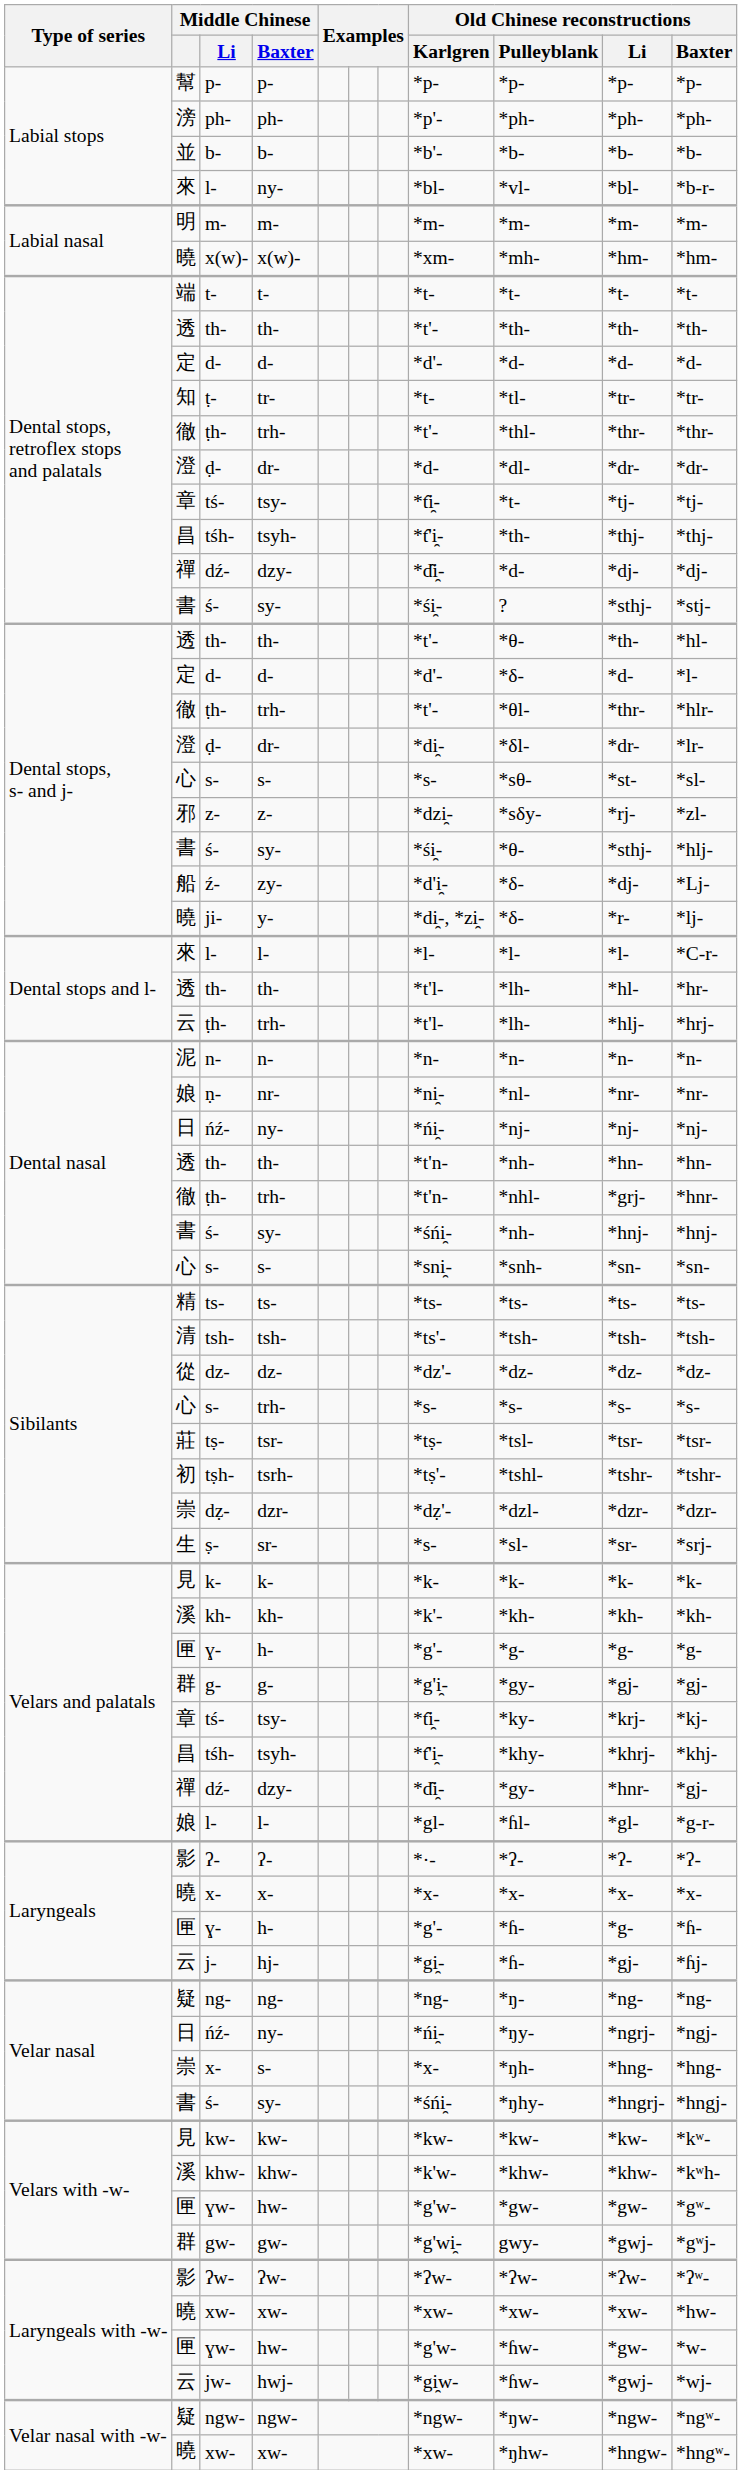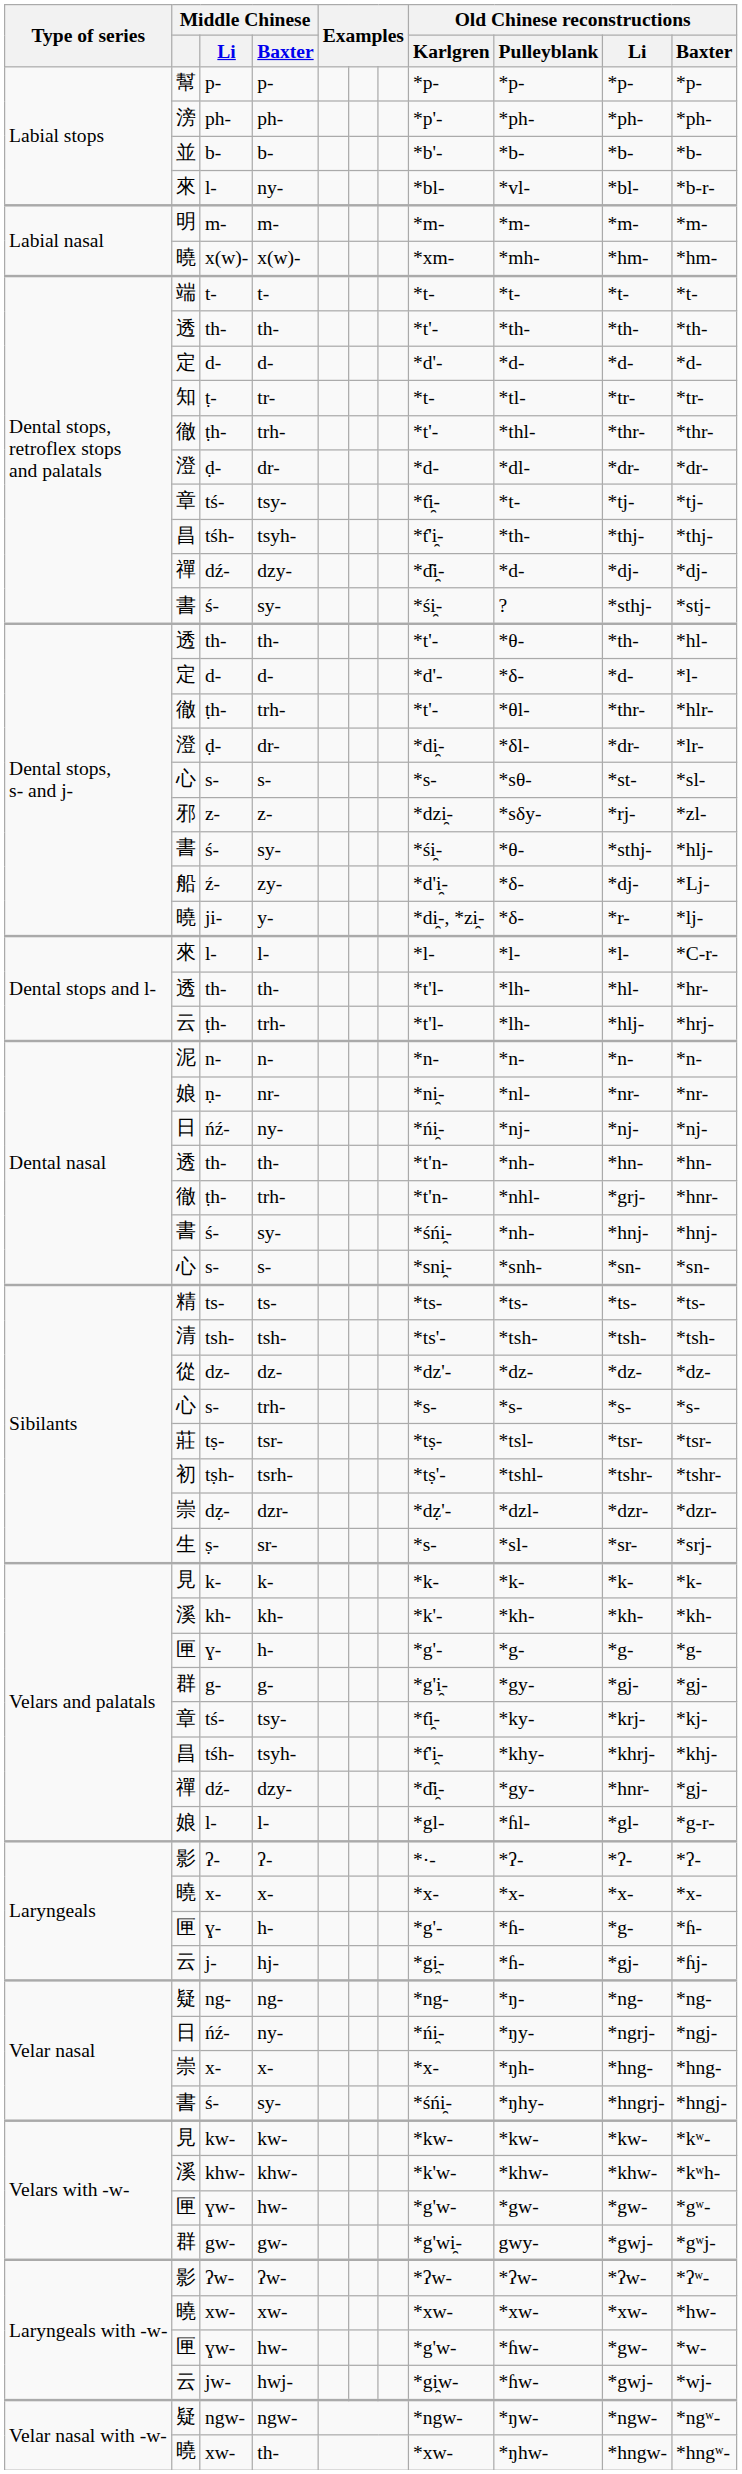(264, 2067) s- -> (265, 2067) x-
(272, 2452) xw- -> (268, 2452) th-
